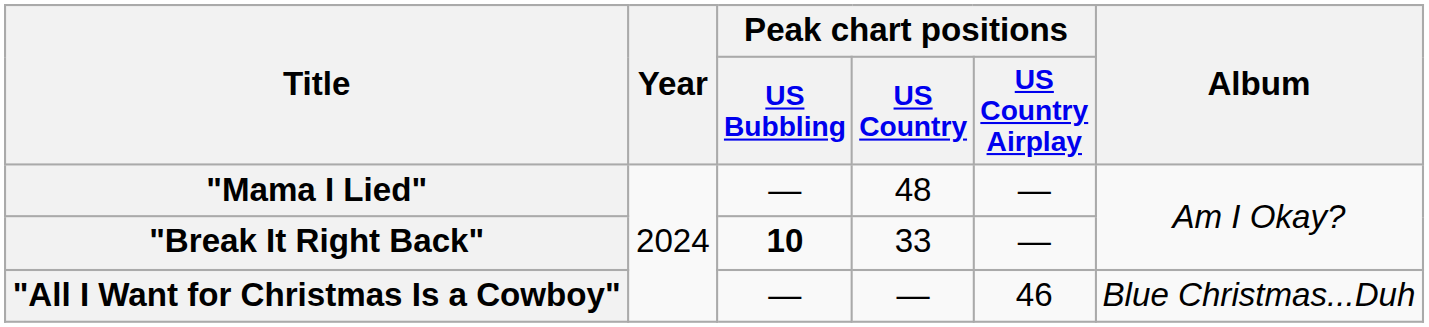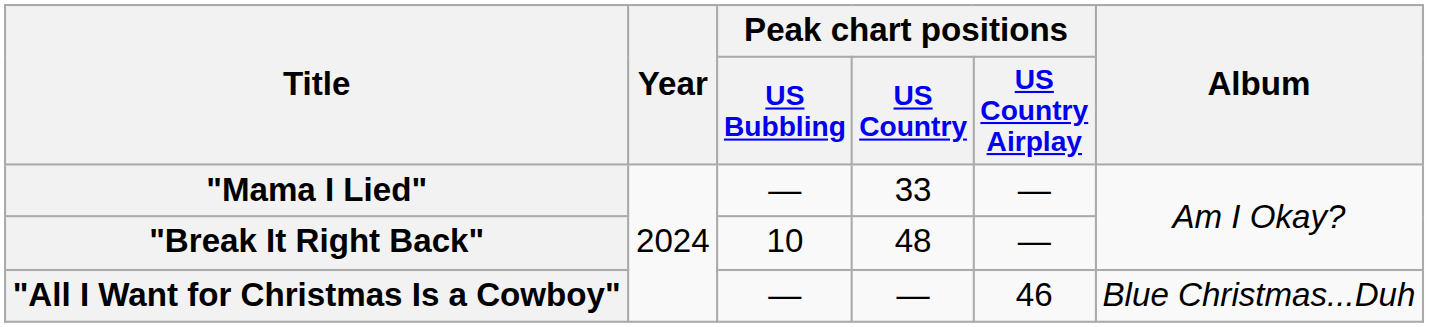(913, 189) 48 -> (913, 189) 33
(785, 242) bold -> (785, 242) normal
(913, 242) 33 -> (913, 242) 48
